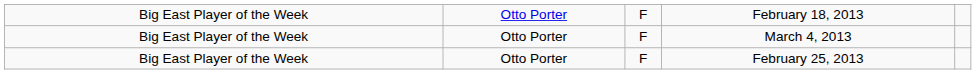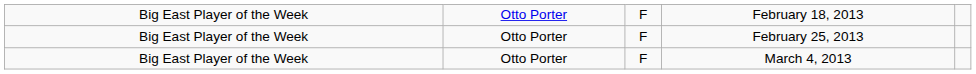rows swapped: (808, 58) <-> (808, 36)
